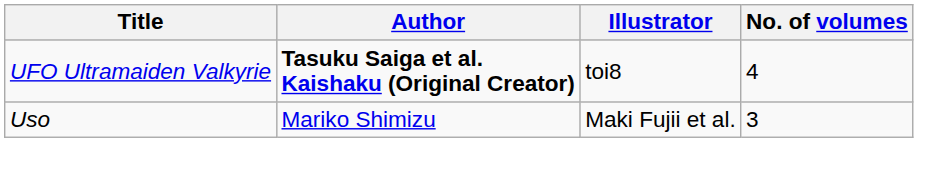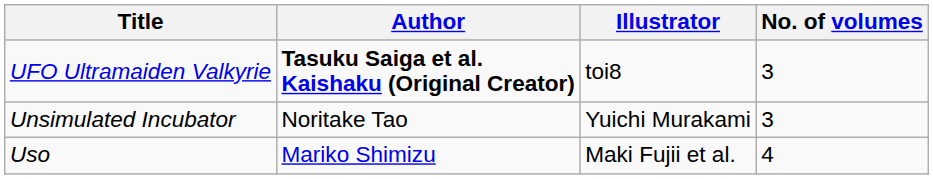(752, 70) 4 -> (767, 70) 3
+ row: (123, 119)
(752, 119) 3 -> (767, 155) 4
